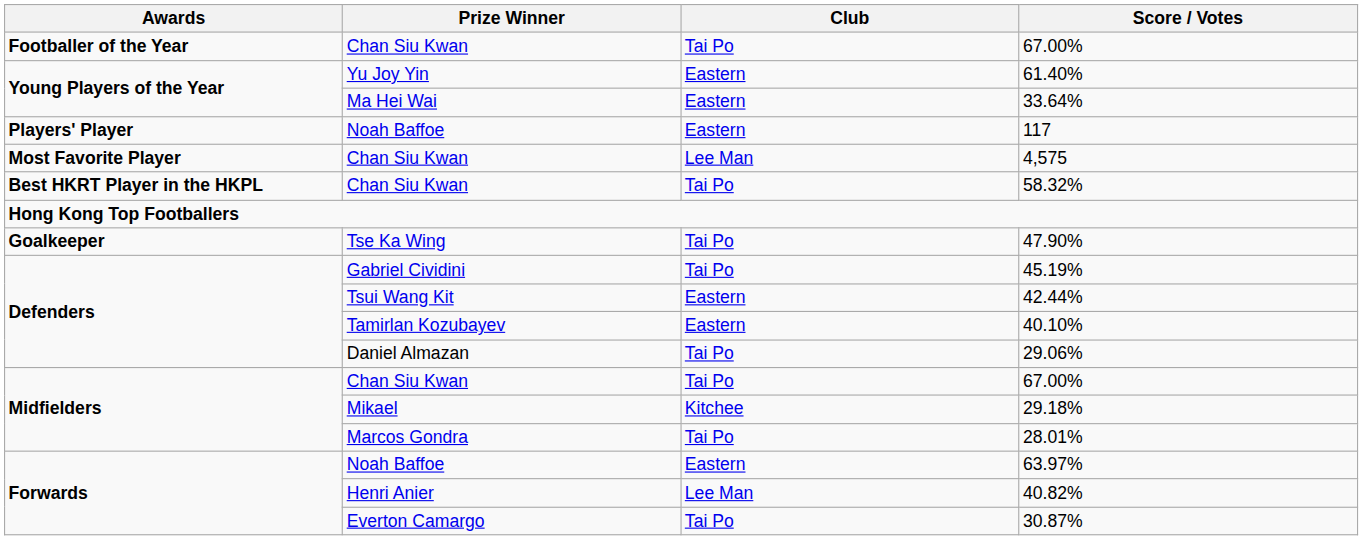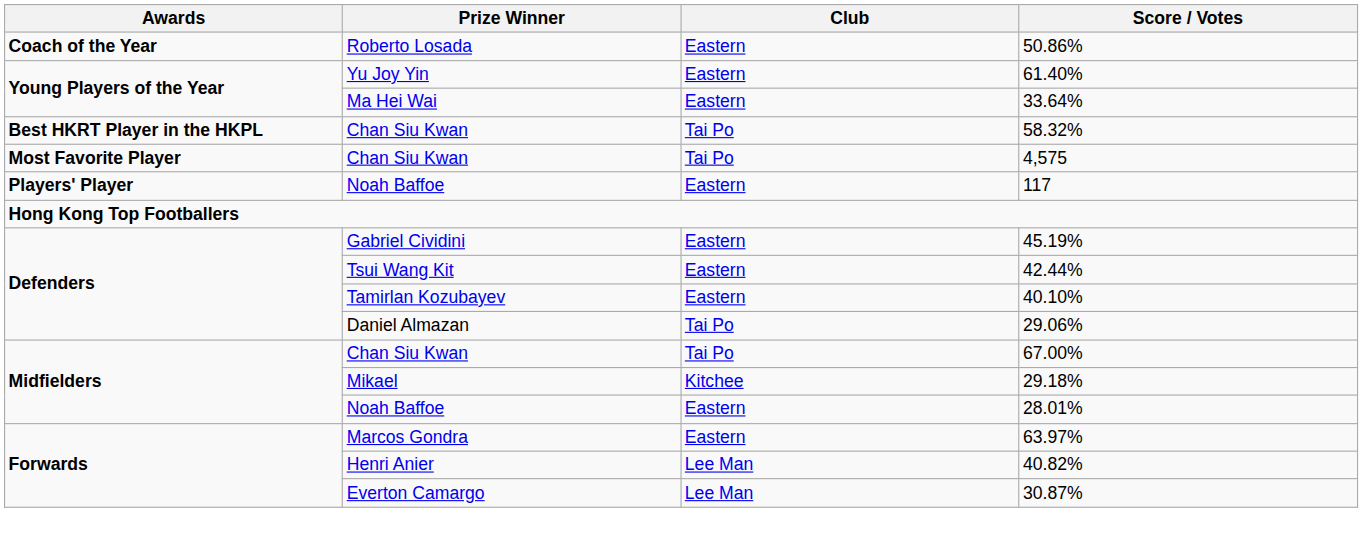- row: (98, 46)
+ row: (83, 46)
rows swapped: (71, 130) <-> (136, 185)
(719, 158) Lee Man -> (709, 158) Tai Po
- row: (57, 241)
(709, 269) Tai Po -> (715, 241) Eastern
(407, 437) Marcos Gondra -> (395, 409) Noah Baffoe
(709, 437) Tai Po -> (715, 409) Eastern
(395, 465) Noah Baffoe -> (407, 437) Marcos Gondra
(709, 520) Tai Po -> (719, 492) Lee Man
